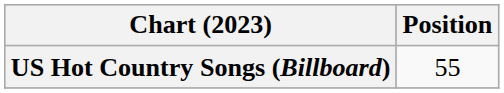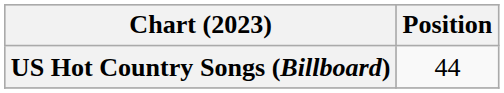(447, 66) 55 -> (447, 66) 44
